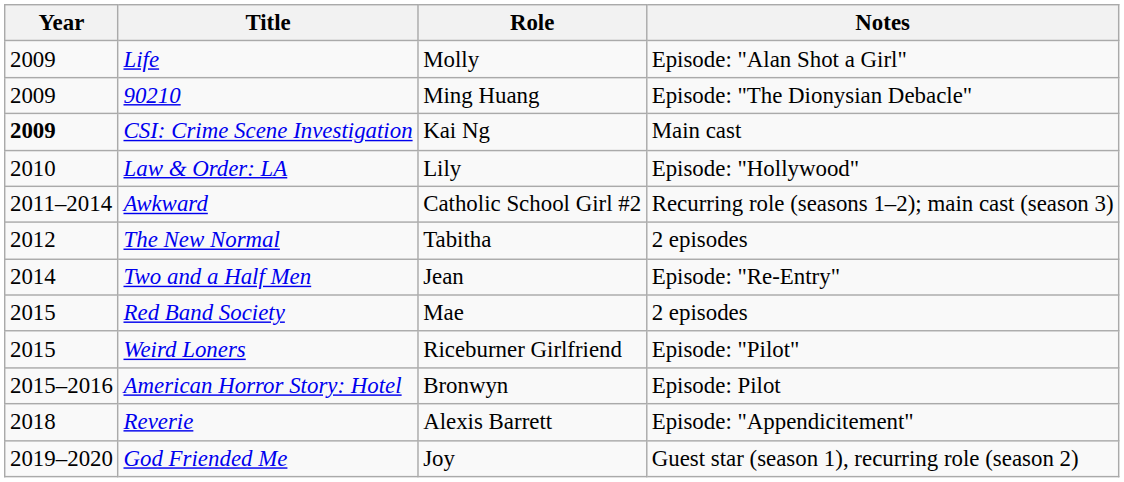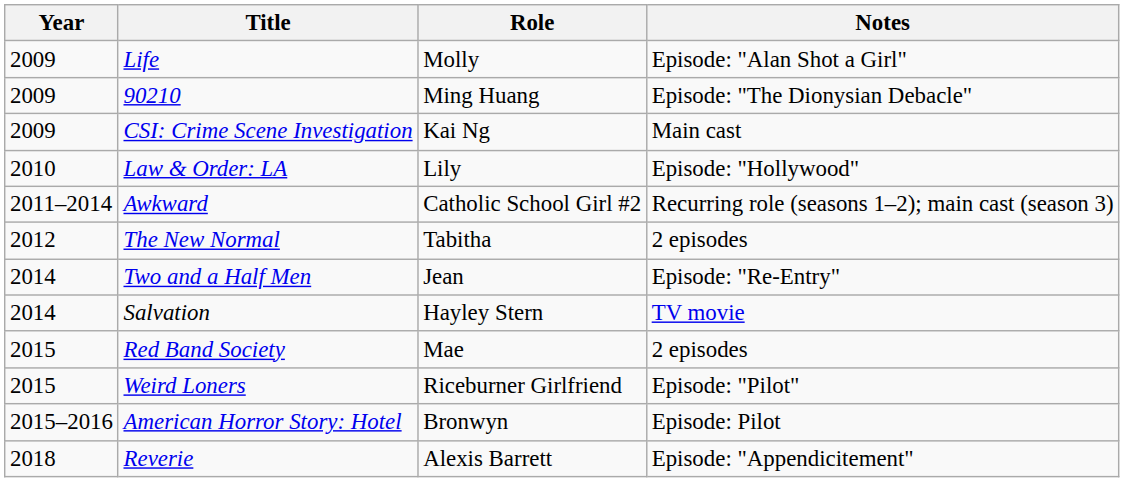(33, 131) bold -> (33, 131) normal
+ row: (167, 312)
- row: (205, 458)
